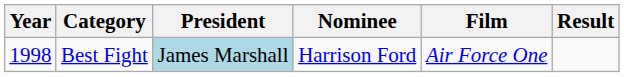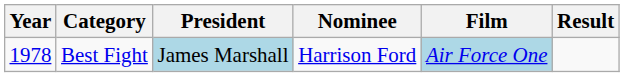(30, 54) 1998 -> (30, 54) 1978
(487, 54) no background -> (487, 54) lightblue background
